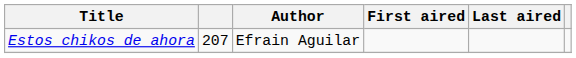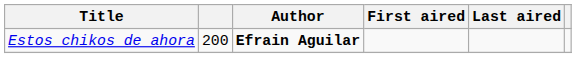(215, 41) 207 -> (215, 41) 200
(298, 41) normal -> (298, 41) bold
